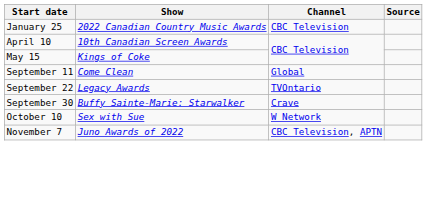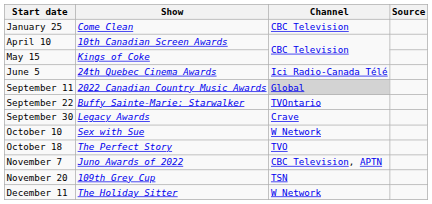(172, 27) 2022 Canadian Country Music Awards -> (105, 27) Come Clean
+ row: (23, 72)
(105, 72) Come Clean -> (172, 87) 2022 Canadian Country Music Awards
(288, 72) no background -> (288, 87) lightgrey background
(114, 87) Legacy Awards -> (161, 102) Buffy Sainte-Marie: Starwalker
(161, 102) Buffy Sainte-Marie: Starwalker -> (114, 117) Legacy Awards
+ row: (34, 147)
+ row: (37, 177)
+ row: (37, 192)
